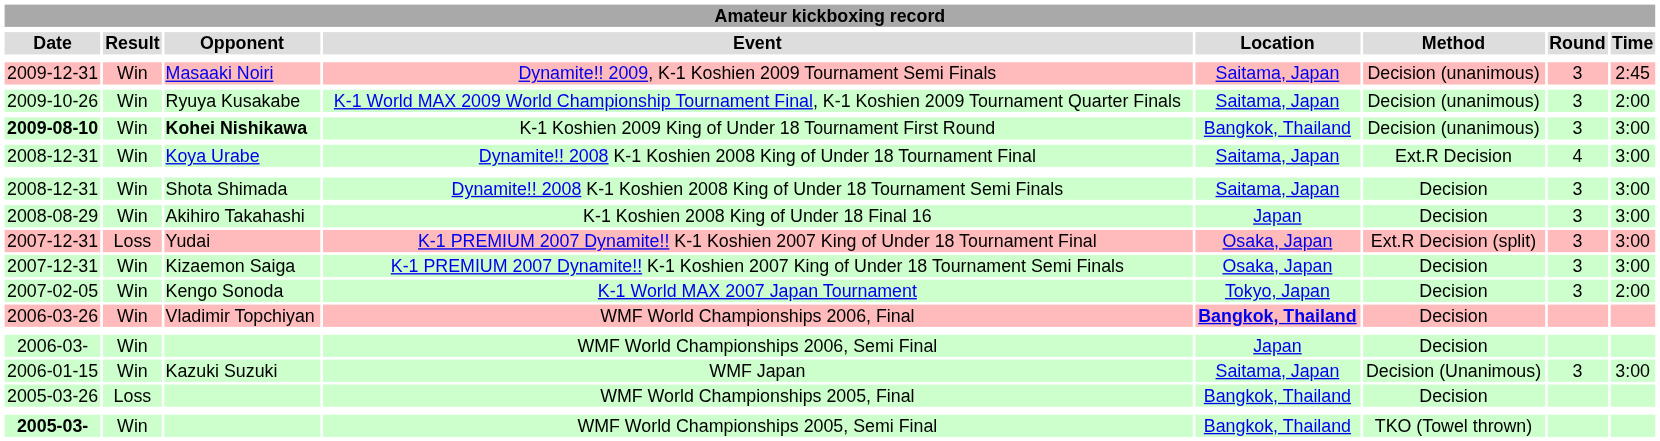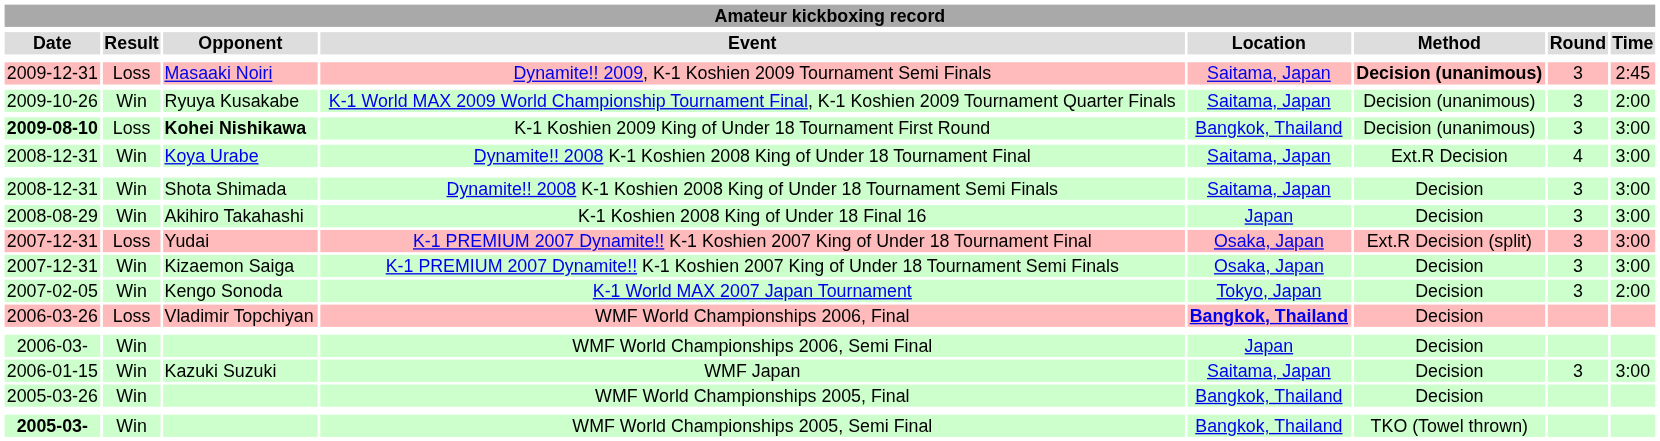(132, 74) Win -> (132, 74) Loss
(1454, 74) normal -> (1449, 74) bold
(132, 129) Win -> (132, 129) Loss
(132, 316) Win -> (132, 316) Loss
(1453, 371) Decision (Unanimous) -> (1449, 371) Decision
(132, 396) Loss -> (132, 396) Win
